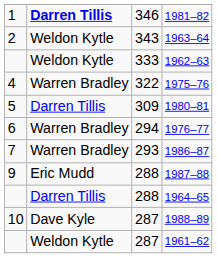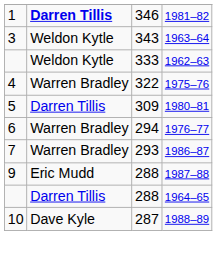(12, 38) 2 -> (12, 38) 3
- row: (187, 242)
